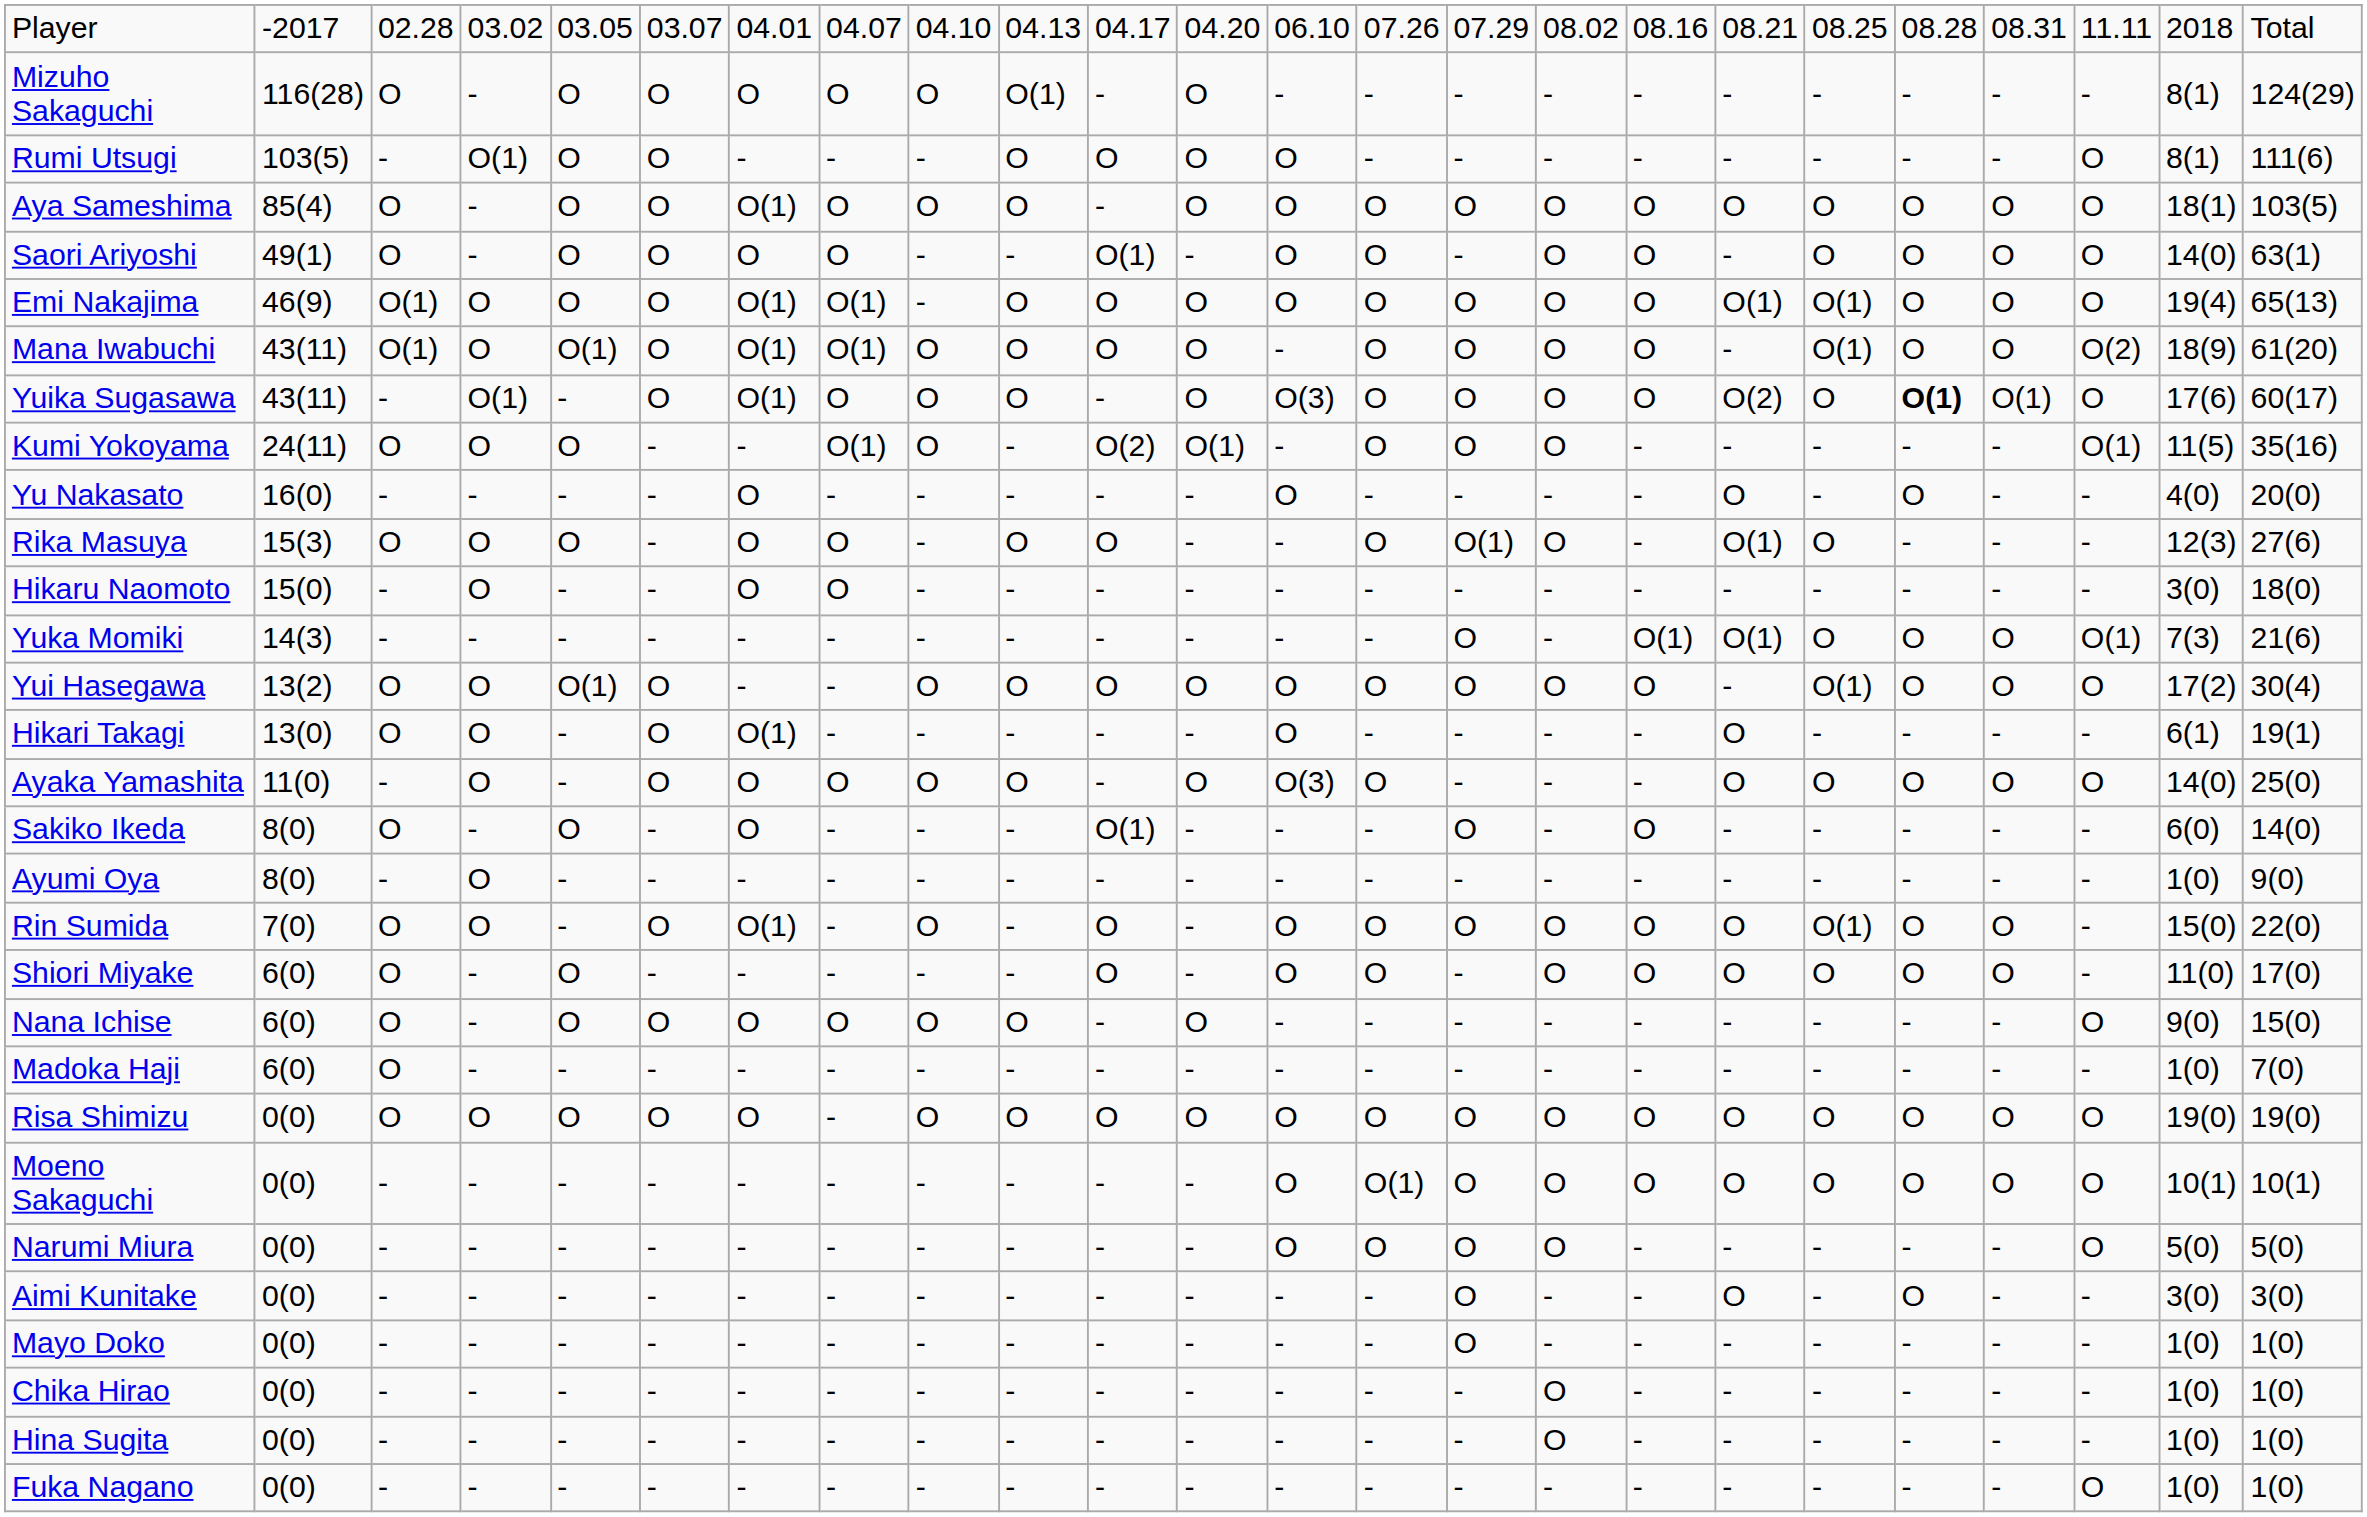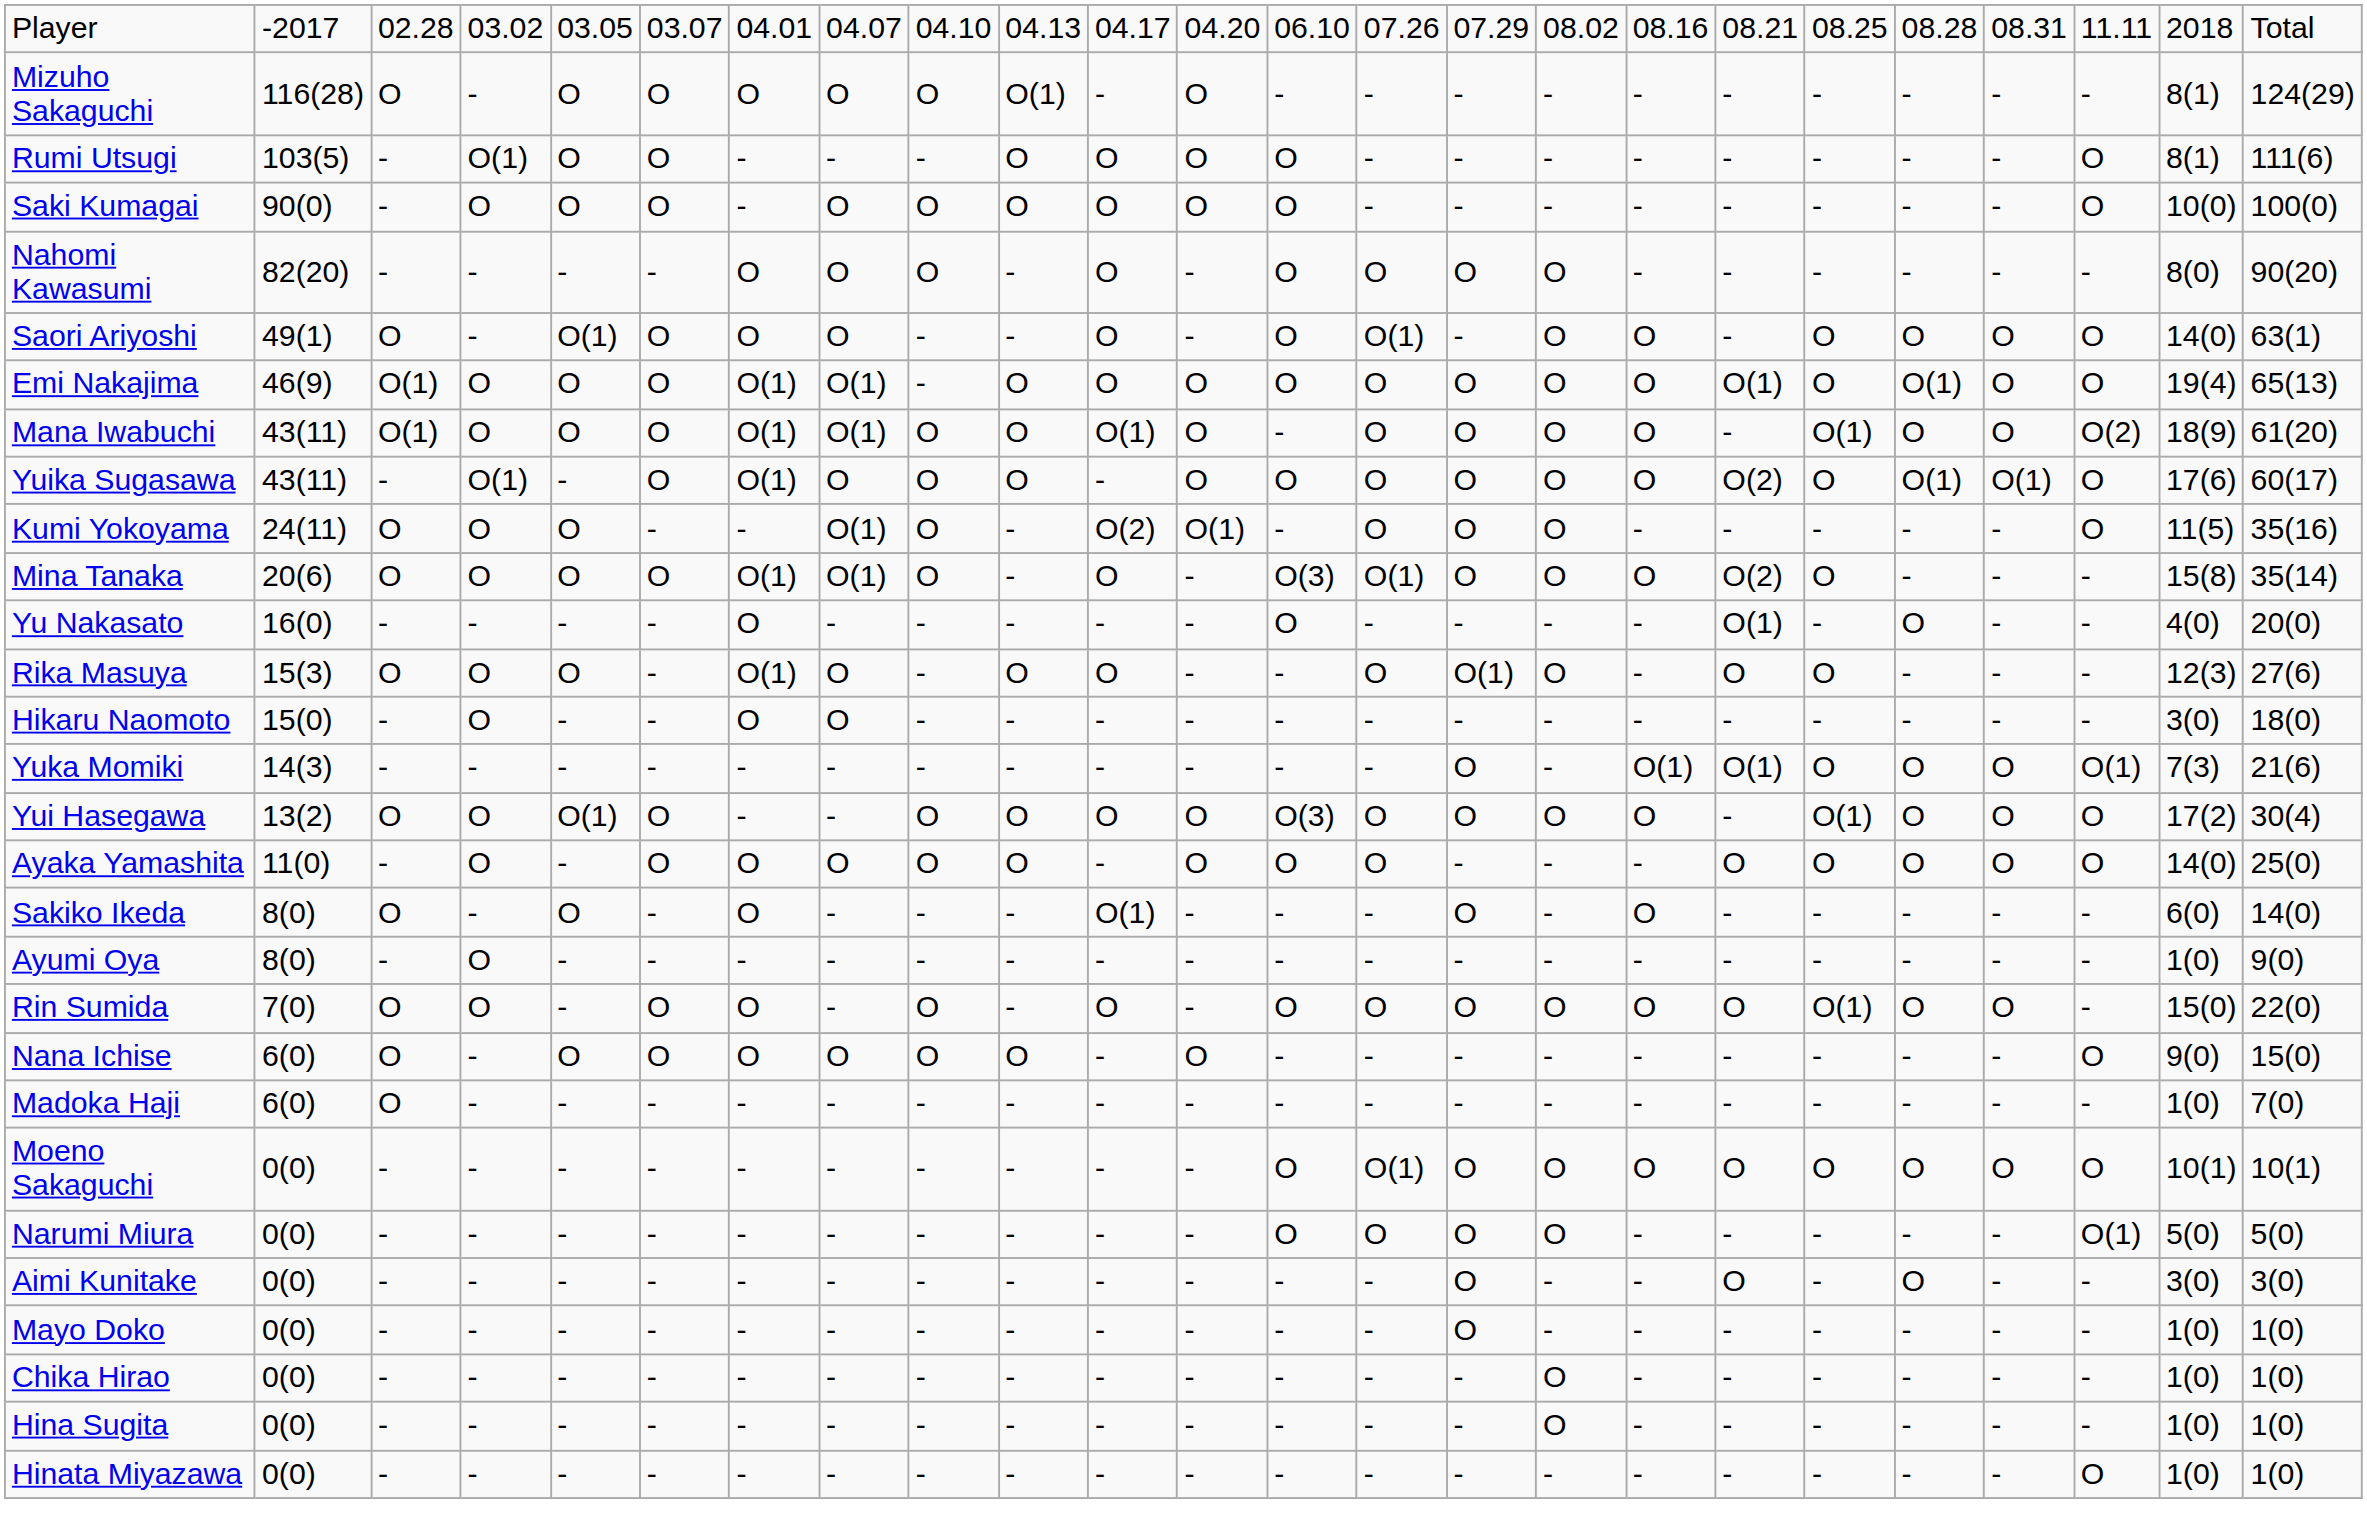+ row: (105, 206)
- row: (122, 206)
+ row: (82, 271)
(569, 254) O -> (587, 336) O(1)
(1125, 254) O(1) -> (1107, 336) O
(1376, 254) O -> (1394, 336) O(1)
(1842, 302) O(1) -> (1824, 384) O
(1913, 302) O -> (1932, 384) O(1)
(587, 350) O(1) -> (569, 432) O
(1107, 350) O -> (1125, 432) O(1)
(1304, 398) O(3) -> (1286, 480) O
(1932, 398) bold -> (1932, 480) normal
(2111, 446) O(1) -> (2093, 528) O
+ row: (97, 576)
(1734, 494) O -> (1753, 624) O(1)
(748, 542) O -> (767, 672) O(1)
(1753, 542) O(1) -> (1734, 672) O
(1286, 685) O -> (1304, 815) O(3)
- row: (98, 733)
(1304, 781) O(3) -> (1286, 863) O
(767, 925) O(1) -> (748, 1007) O
- row: (103, 973)
- row: (100, 1117)
(2093, 1247) O -> (2111, 1233) O(1)
- row: (103, 1487)
+ row: (127, 1473)
